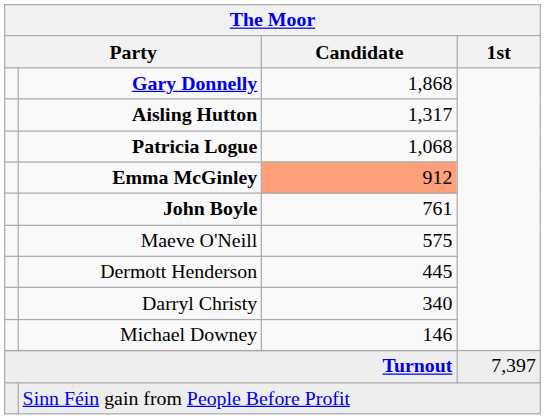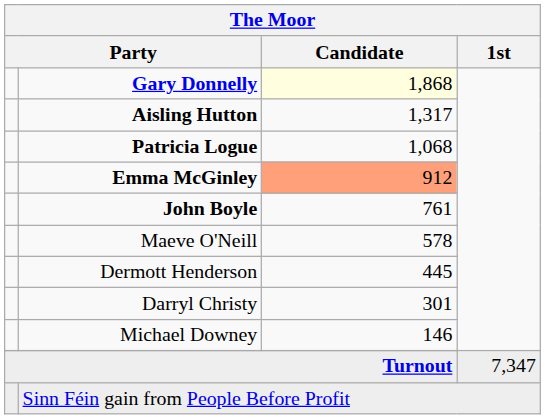(430, 83) no background -> (430, 83) lightyellow background
(437, 240) 575 -> (437, 240) 578
(437, 303) 340 -> (437, 303) 301
(514, 366) 7,397 -> (514, 366) 7,347
